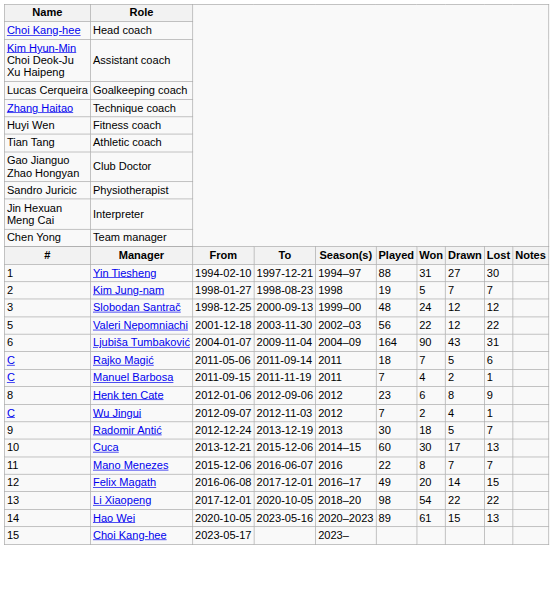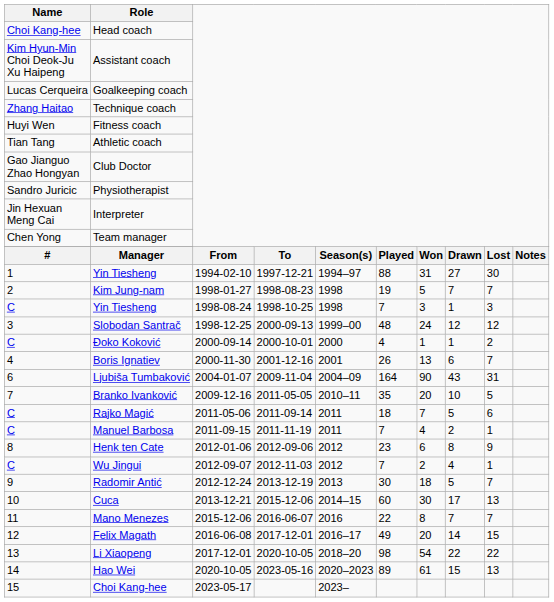+ row: (11, 308)
+ row: (11, 343)
+ row: (10, 360)
- row: (10, 325)
+ row: (10, 395)
